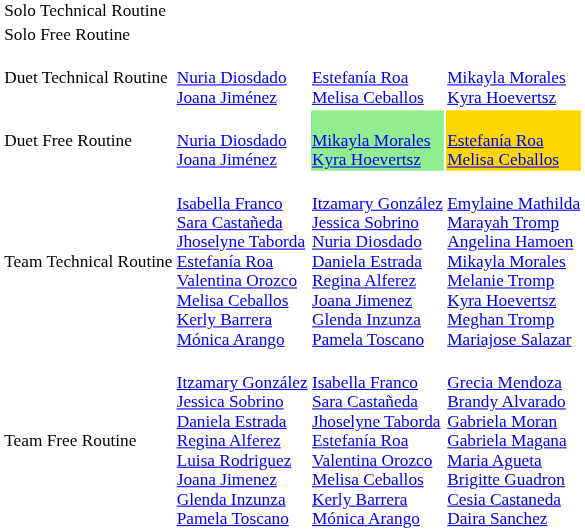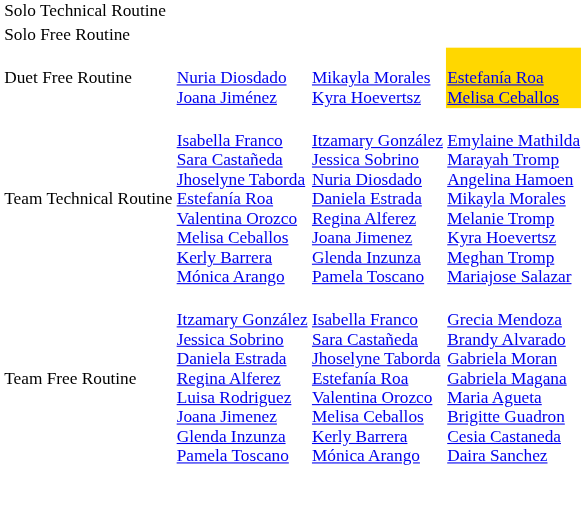- row: (86, 77)
(371, 150) lightgreen background -> (371, 87) no background
